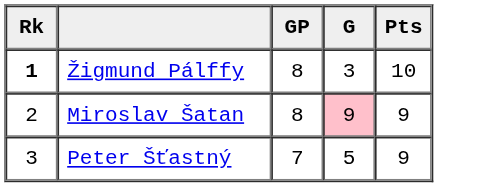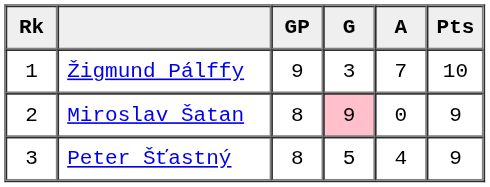+ column: (401, 27)
(32, 71) bold -> (32, 71) normal
(297, 71) 8 -> (297, 71) 9
(297, 159) 7 -> (297, 159) 8
